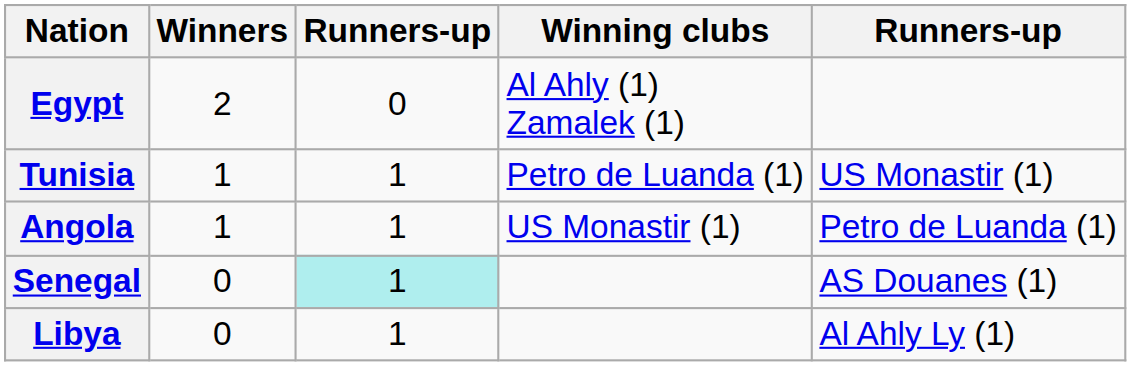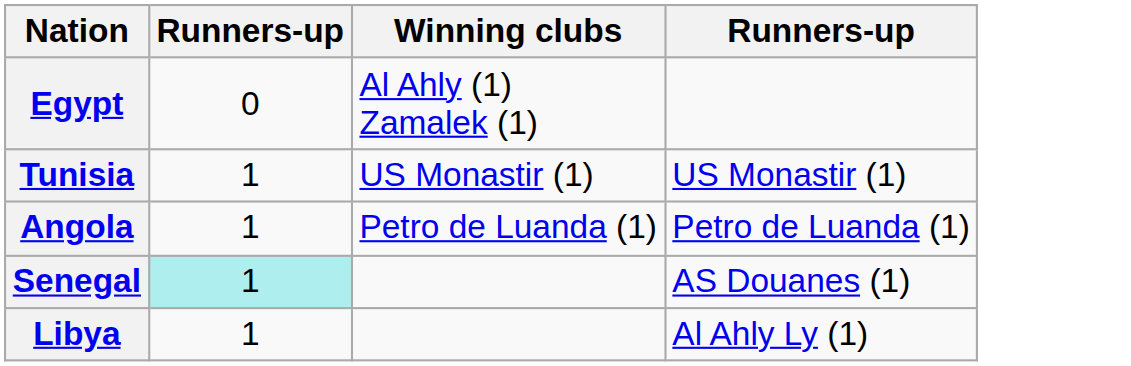- column: (222, 31)
(655, 174) Petro de Luanda (1) -> (477, 174) US Monastir (1)
(624, 227) US Monastir (1) -> (508, 227) Petro de Luanda (1)
